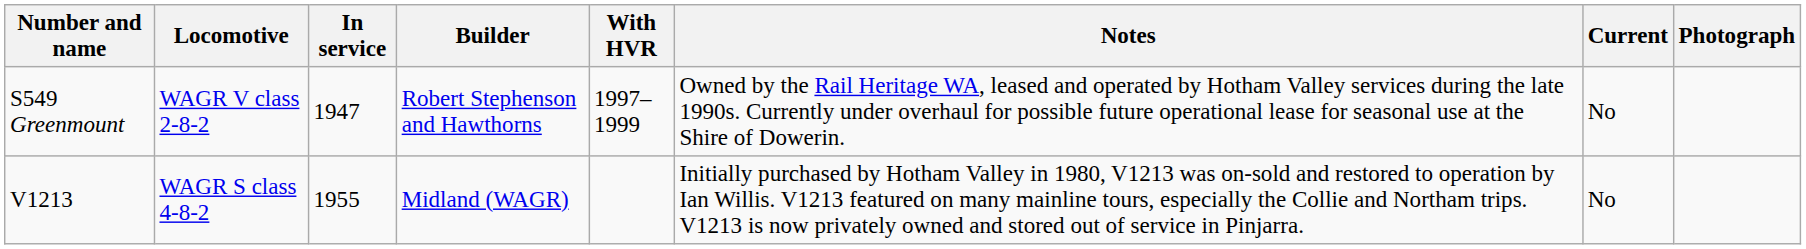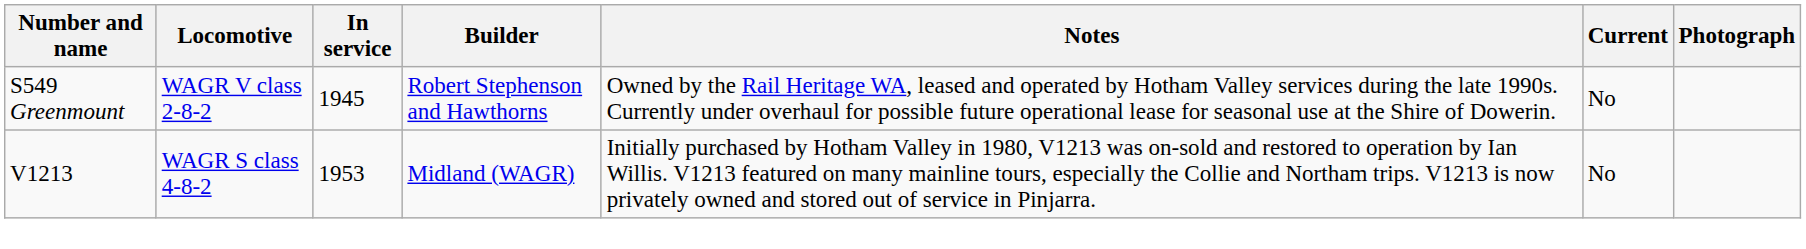- column: (631, 35)
(337, 111) 1947 -> (341, 98) 1945
(337, 199) 1955 -> (341, 173) 1953
